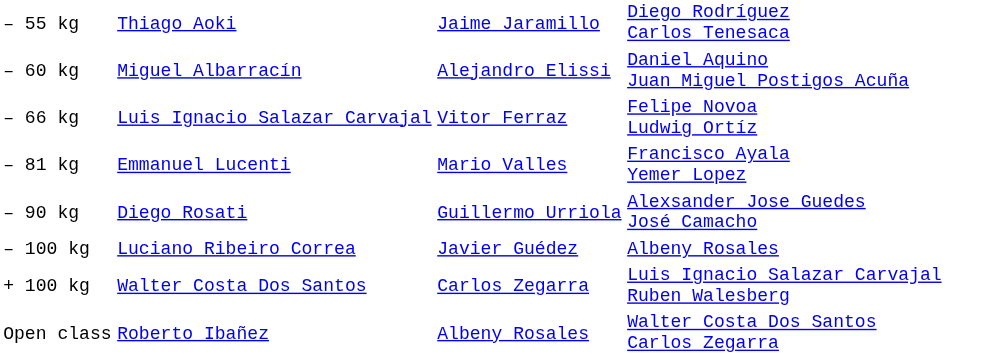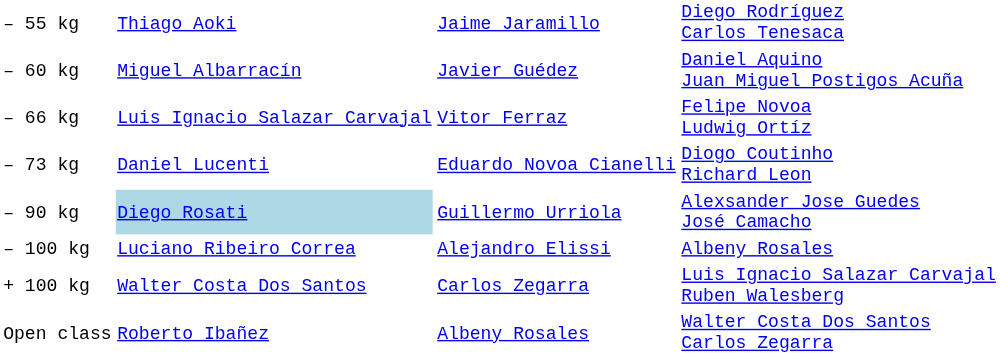(524, 70) Alejandro Elissi -> (508, 70) Javier Guédez
+ row: (41, 165)
- row: (41, 165)
(182, 212) no background -> (182, 212) lightblue background
(508, 249) Javier Guédez -> (524, 249) Alejandro Elissi
